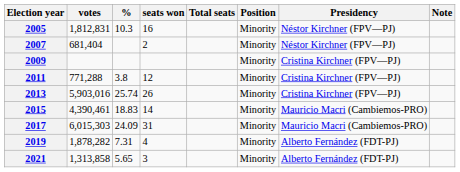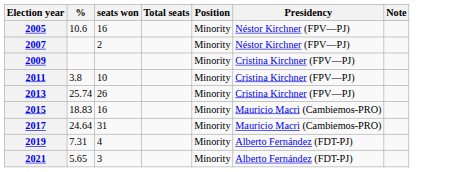- column: (90, 12)
(124, 28) 10.3 -> (78, 28) 10.6
(148, 77) 12 -> (102, 77) 10
(148, 110) 14 -> (102, 110) 16
(126, 126) 24.09 -> (81, 126) 24.64
